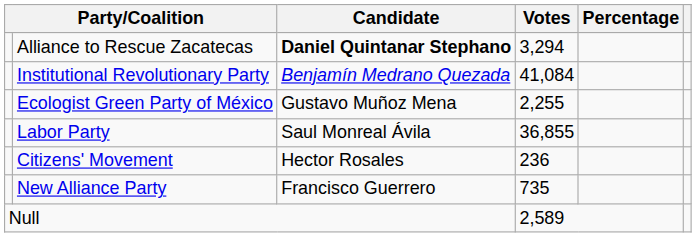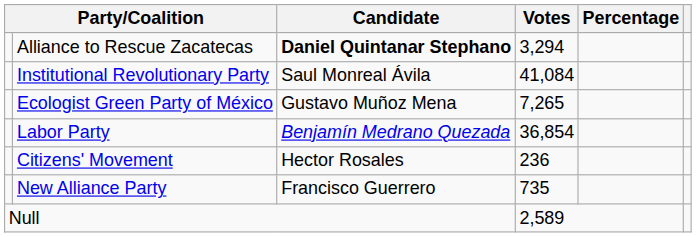(396, 75) Benjamín Medrano Quezada -> (356, 75) Saul Monreal Ávila
(542, 103) 2,255 -> (542, 103) 7,265
(356, 132) Saul Monreal Ávila -> (396, 132) Benjamín Medrano Quezada
(547, 132) 36,855 -> (547, 132) 36,854
